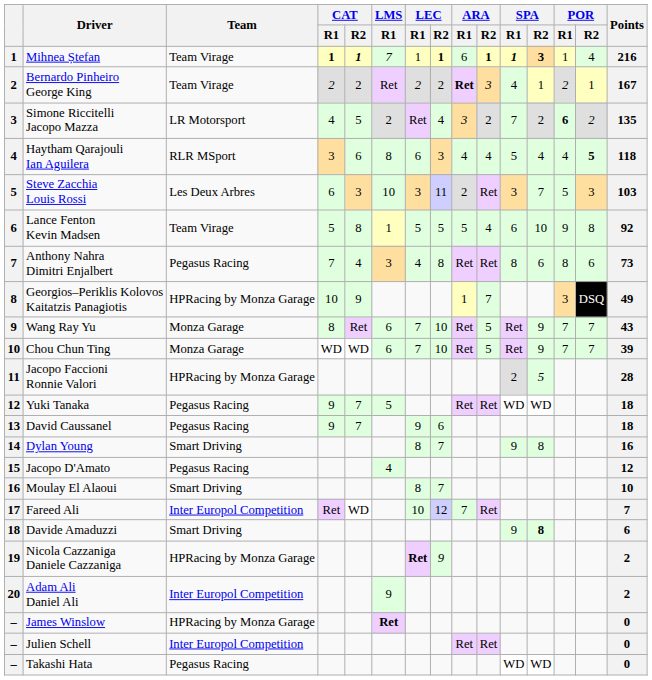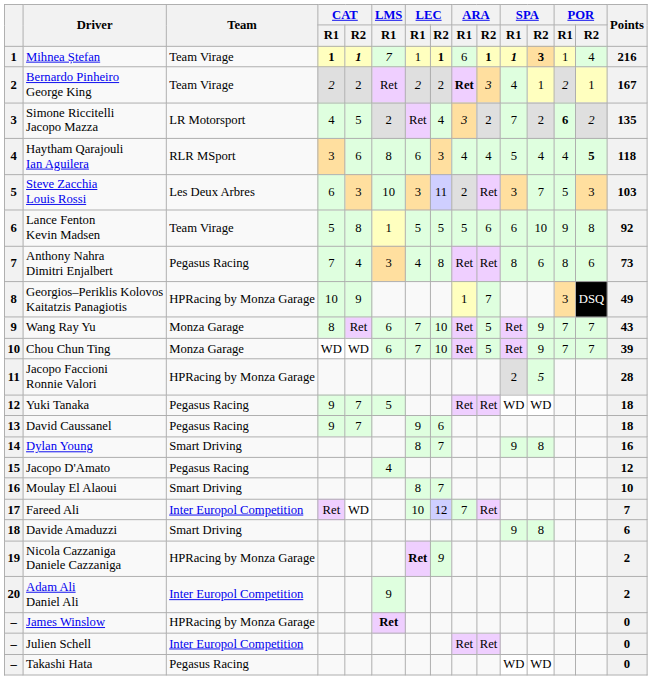(488, 227) 4 -> (488, 227) 6
(541, 530) bold -> (541, 530) normal
